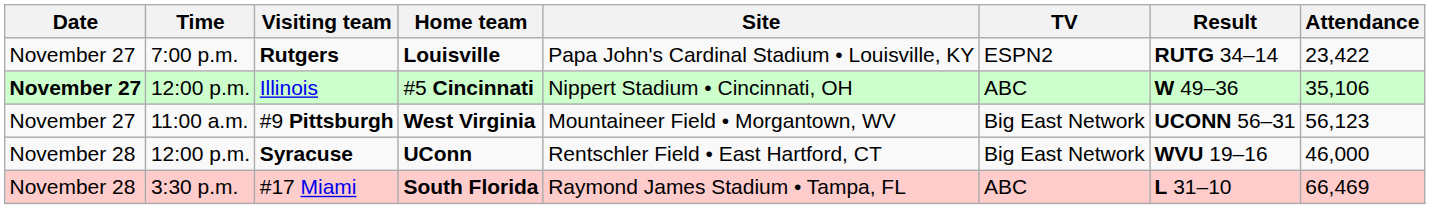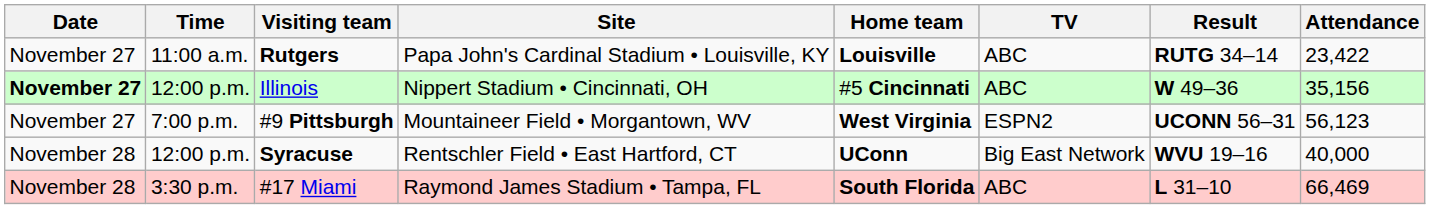columns swapped: (471, 21) <-> (761, 21)
(195, 55) 7:00 p.m. -> (200, 55) 11:00 a.m.
(1018, 55) ESPN2 -> (1006, 55) ABC
(1337, 88) 35,106 -> (1337, 88) 35,156
(200, 121) 11:00 a.m. -> (195, 121) 7:00 p.m.
(1064, 121) Big East Network -> (1018, 121) ESPN2
(1337, 154) 46,000 -> (1337, 154) 40,000
